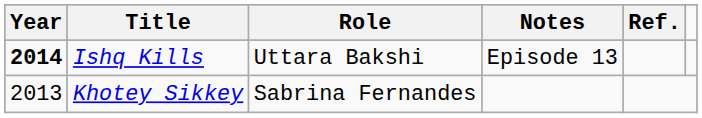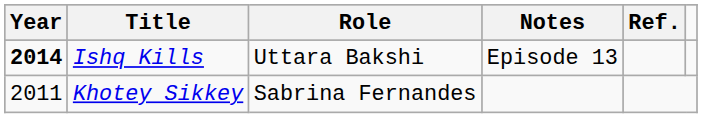(36, 94) 2013 -> (36, 94) 2011
